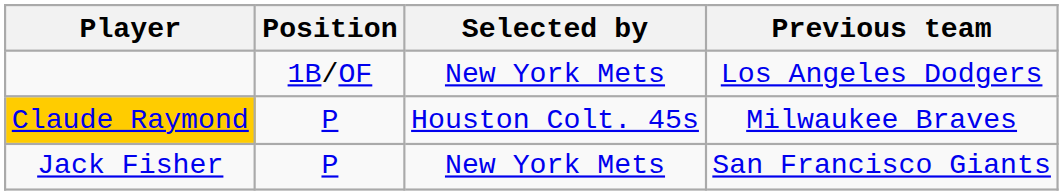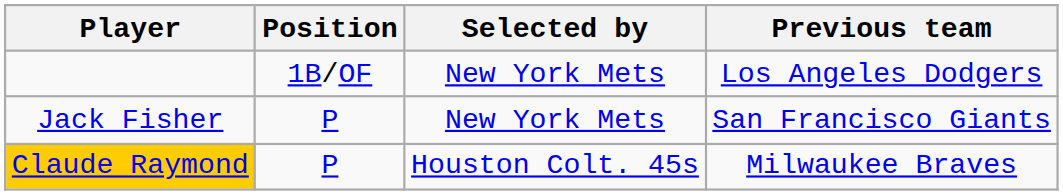rows swapped: (130, 120) <-> (130, 166)
